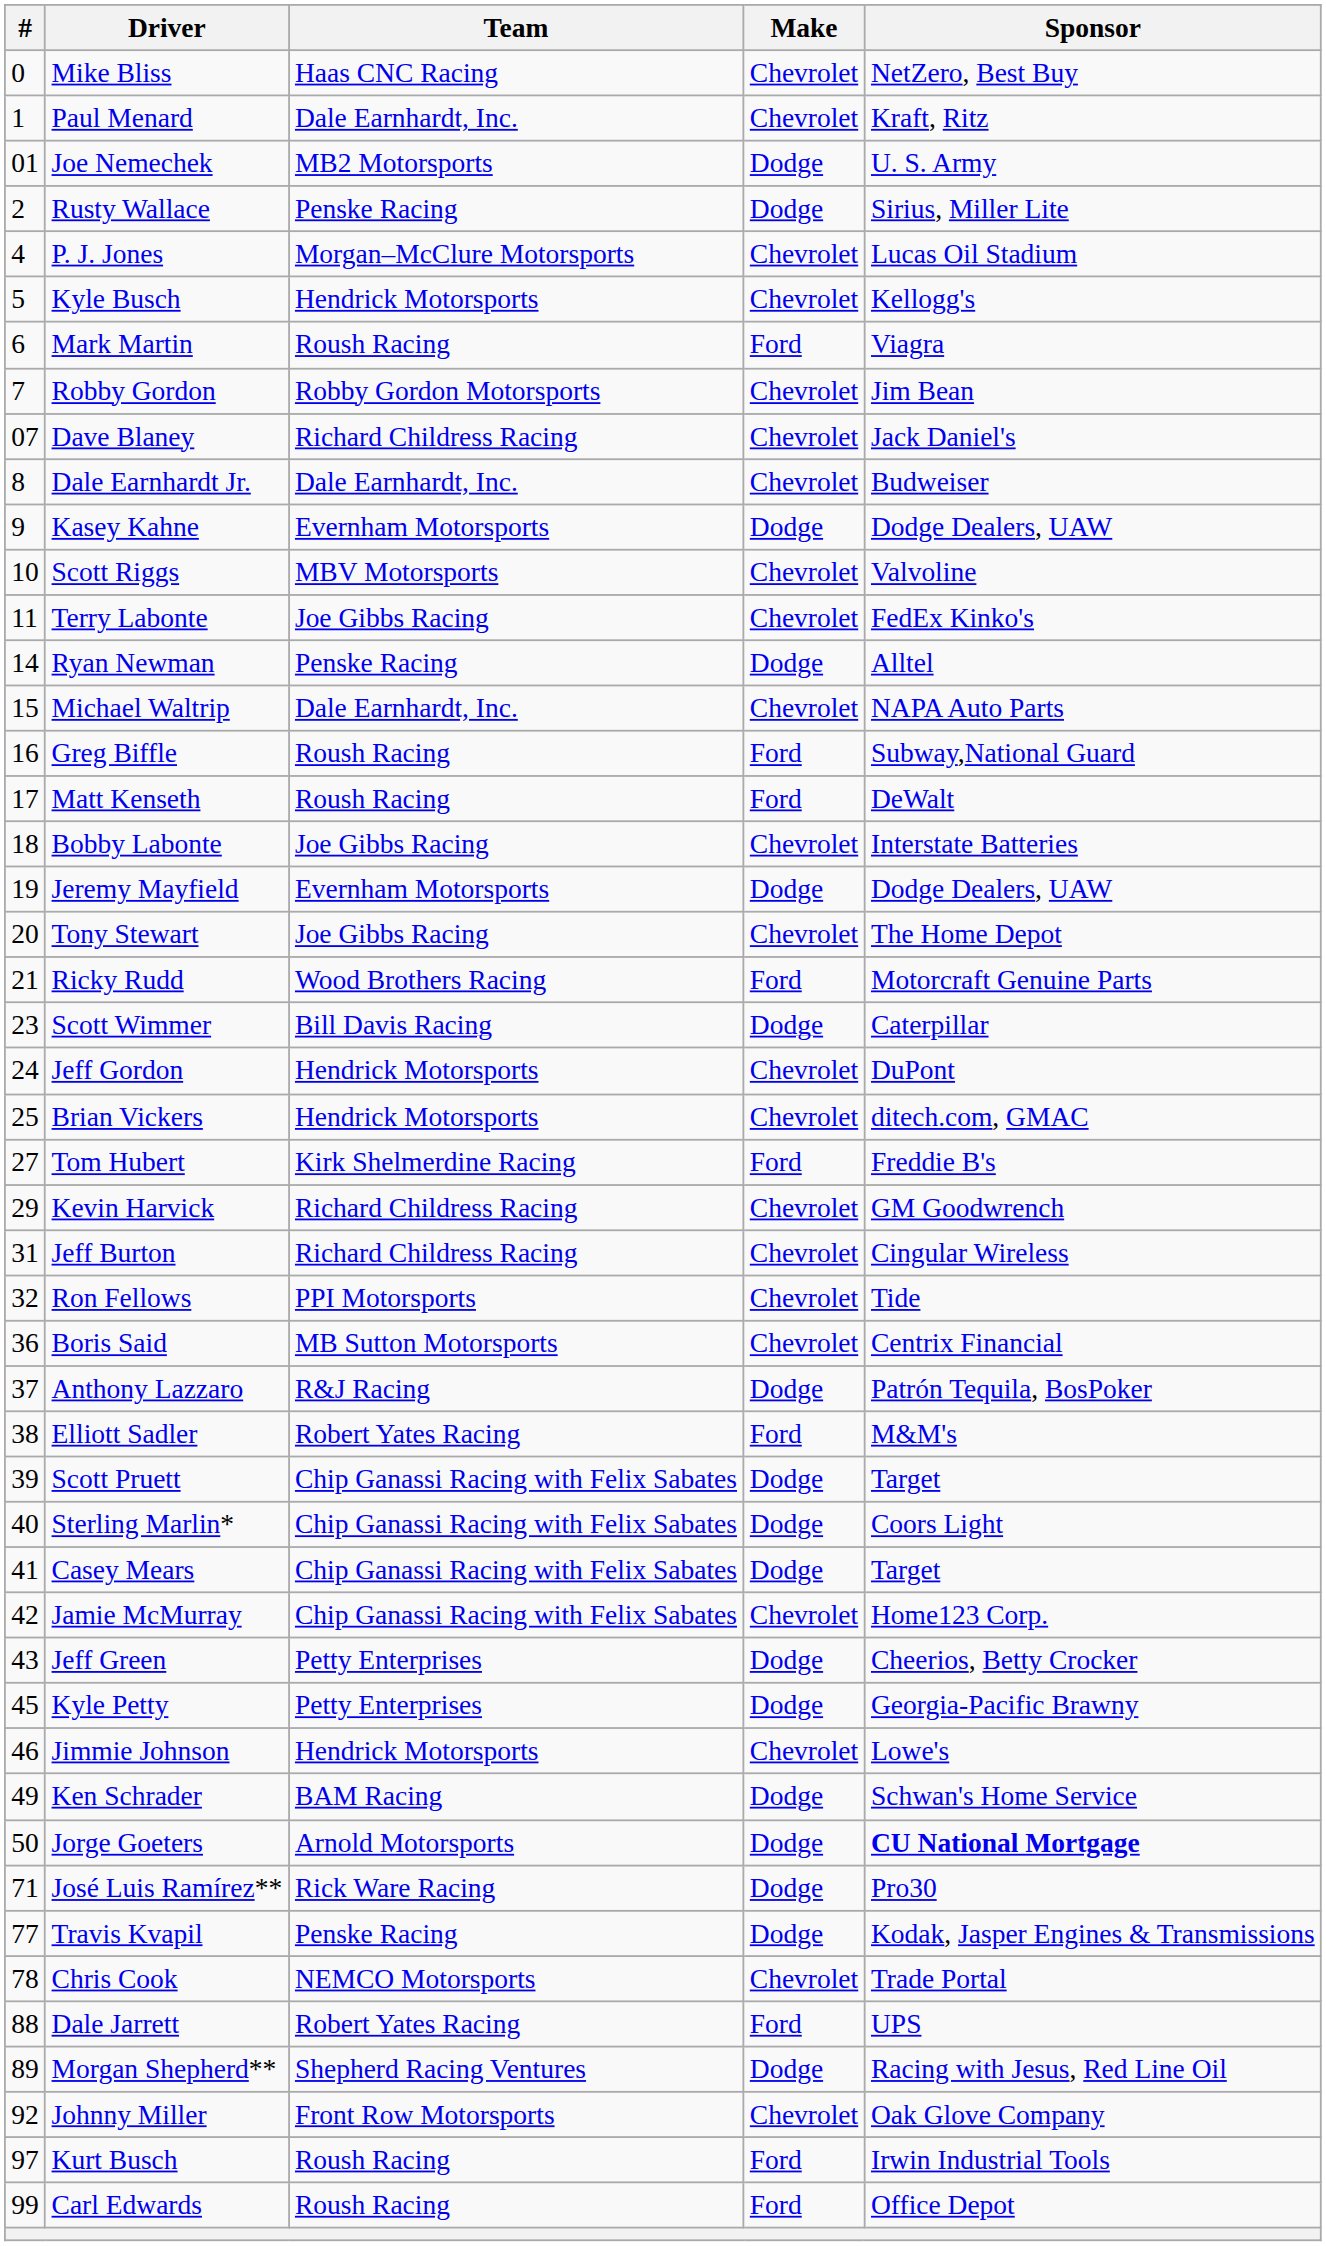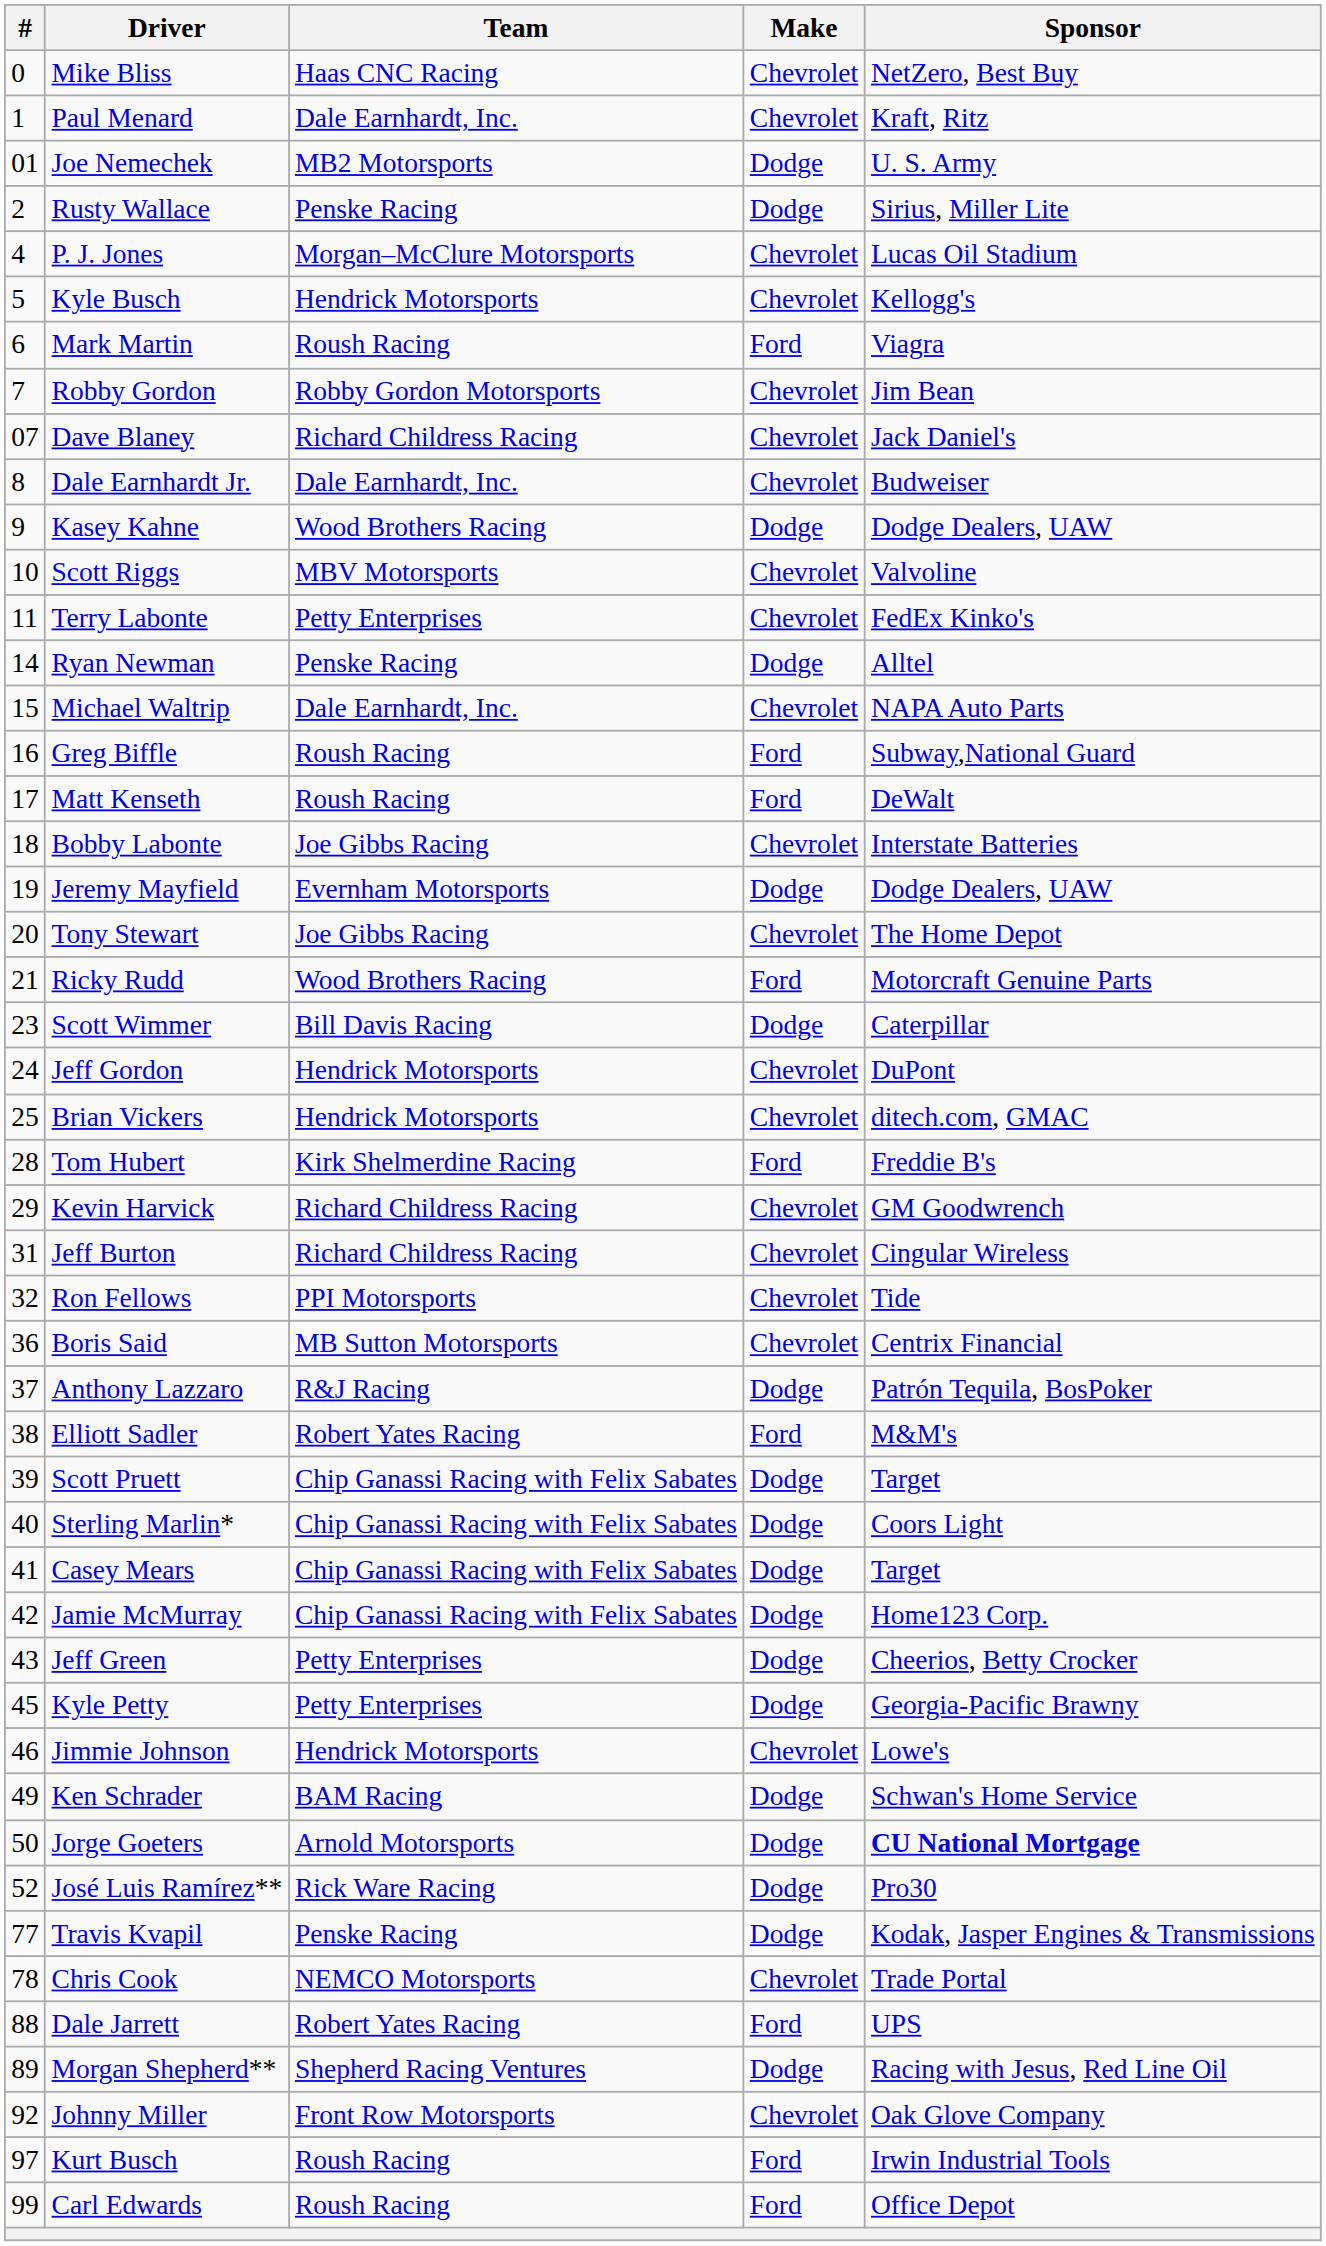(422, 526) Evernham Motorsports -> (421, 526) Wood Brothers Racing
(392, 617) Joe Gibbs Racing -> (388, 617) Petty Enterprises
(25, 1161) 27 -> (25, 1161) 28
(804, 1615) Chevrolet -> (786, 1615) Dodge
(25, 1887) 71 -> (25, 1887) 52
